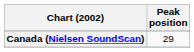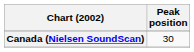(168, 39) 29 -> (168, 39) 30
